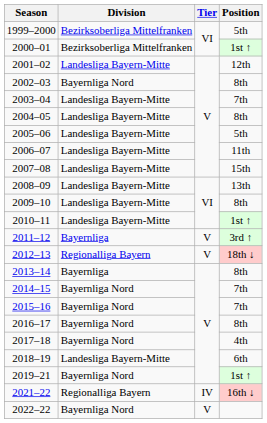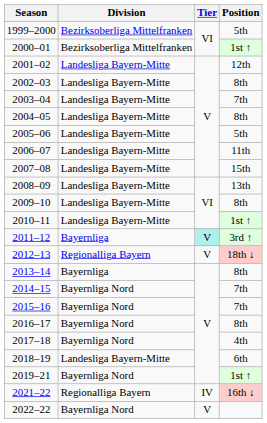(97, 82) Bayernliga Nord -> (115, 82) Landesliga Bayern-Mitte
(207, 237) no background -> (207, 237) paleturquoise background
